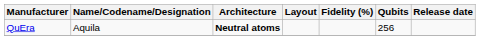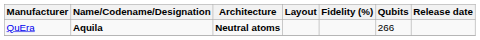(86, 27) normal -> (88, 27) bold
(386, 27) 256 -> (386, 27) 266
